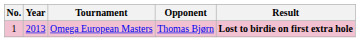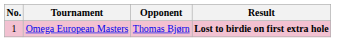- column: (36, 12)
